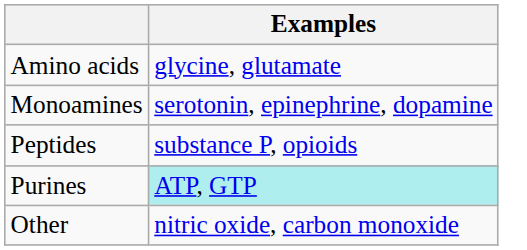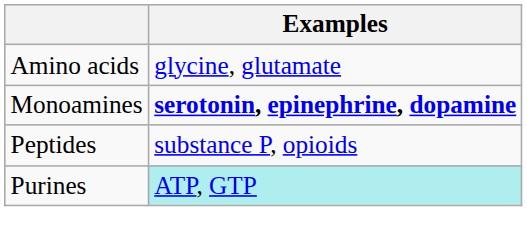(323, 104) normal -> (335, 104) bold
- row: (39, 225)
